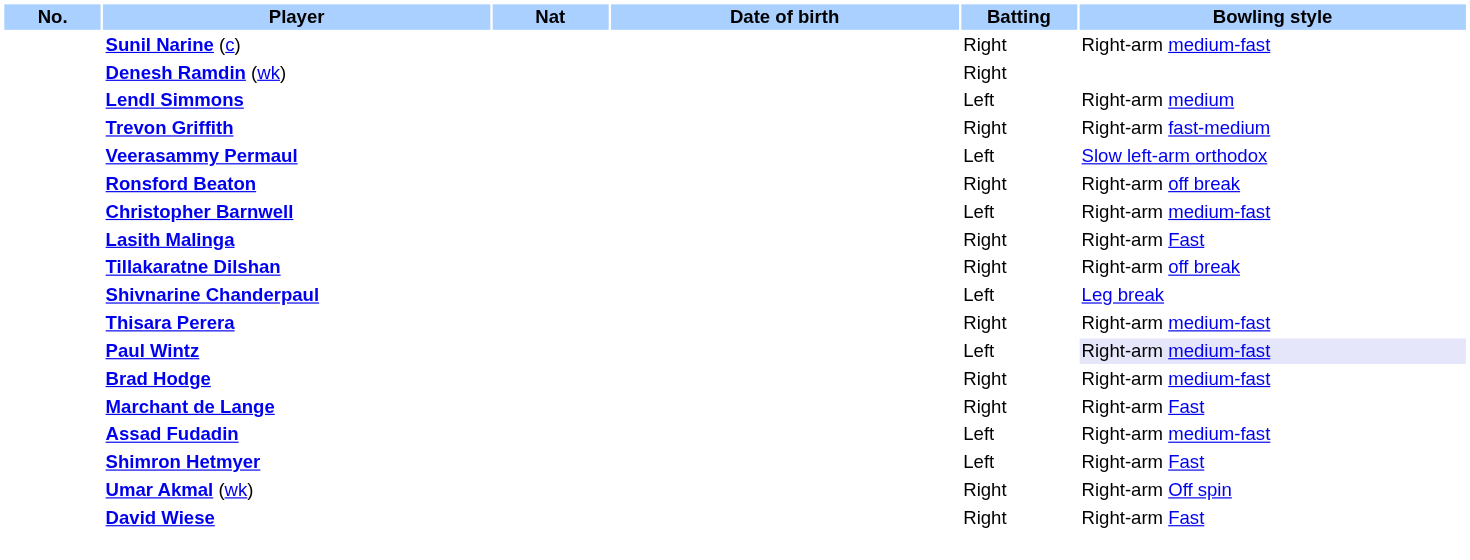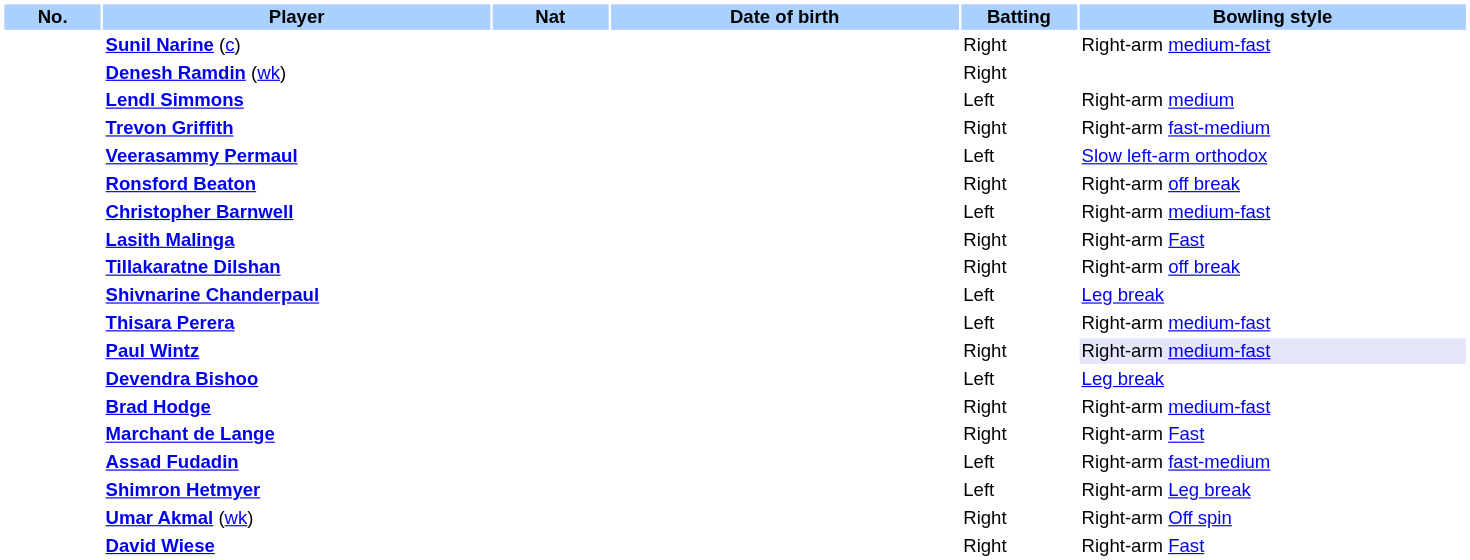(985, 323) Right -> (979, 323) Left
(979, 351) Left -> (985, 351) Right
+ row: (182, 378)
(1176, 434) Right-arm medium-fast -> (1176, 462) Right-arm fast-medium
(1143, 462) Right-arm Fast -> (1166, 490) Right-arm Leg break
